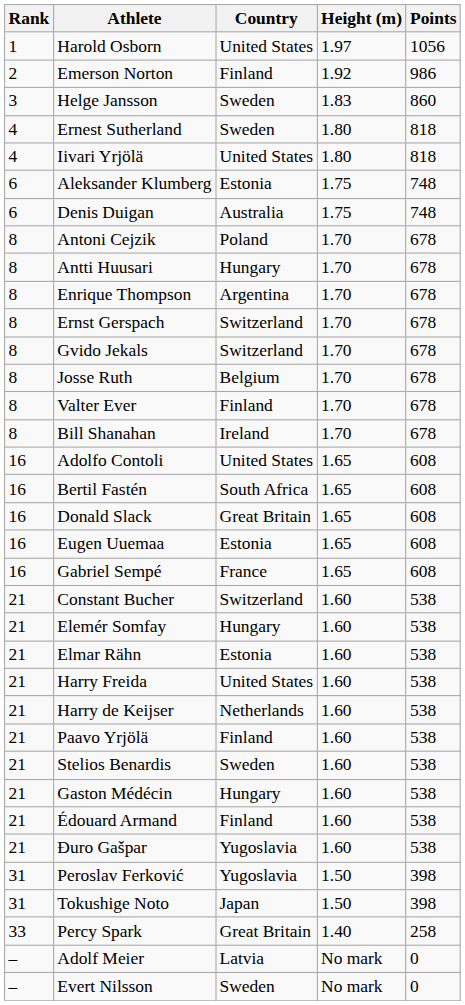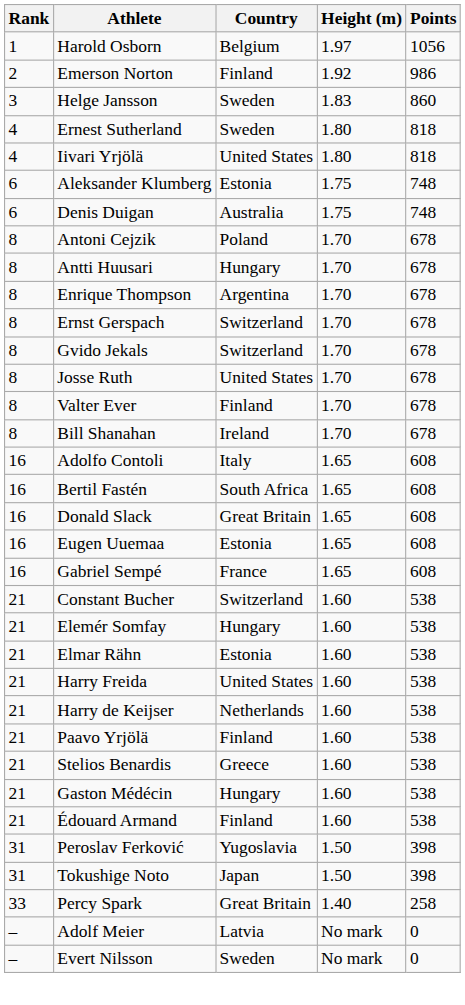(266, 45) United States -> (250, 45) Belgium
(250, 377) Belgium -> (266, 377) United States
(266, 460) United States -> (236, 460) Italy
(247, 765) Sweden -> (244, 765) Greece
- row: (102, 848)
